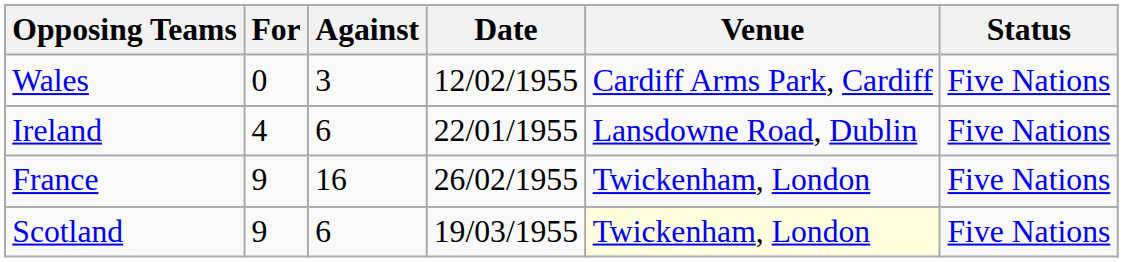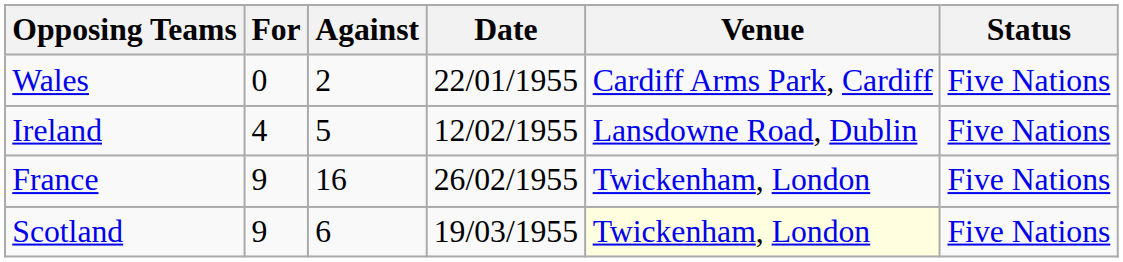(323, 79) 3 -> (323, 79) 2
(506, 79) 12/02/1955 -> (506, 79) 22/01/1955
(323, 130) 6 -> (323, 130) 5
(506, 130) 22/01/1955 -> (506, 130) 12/02/1955
